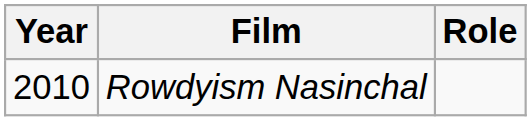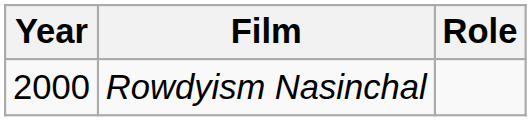(51, 86) 2010 -> (51, 86) 2000
